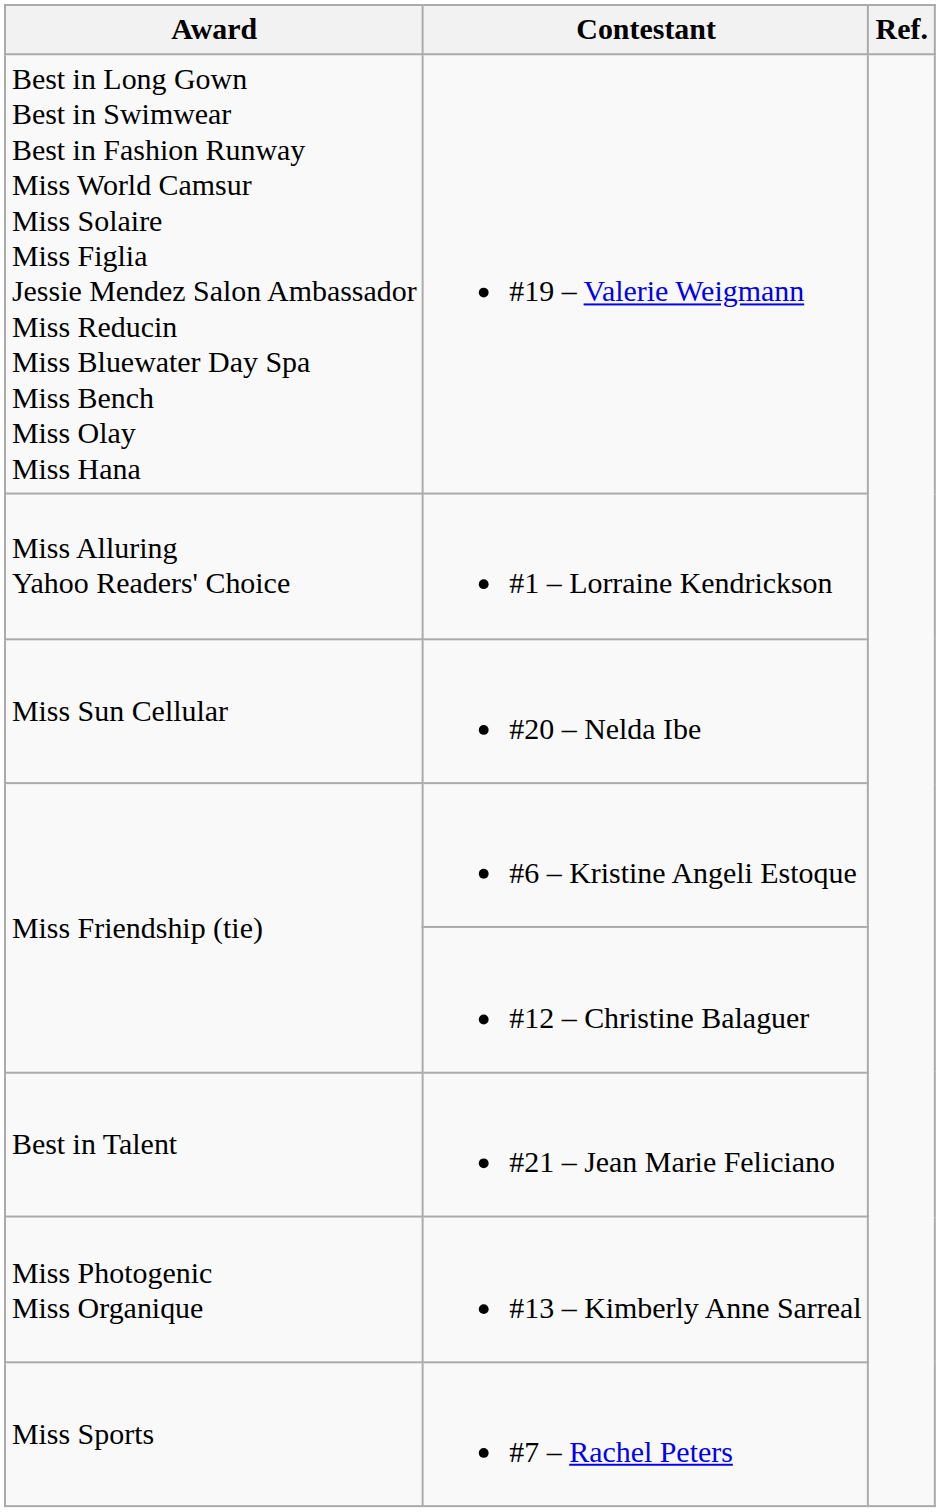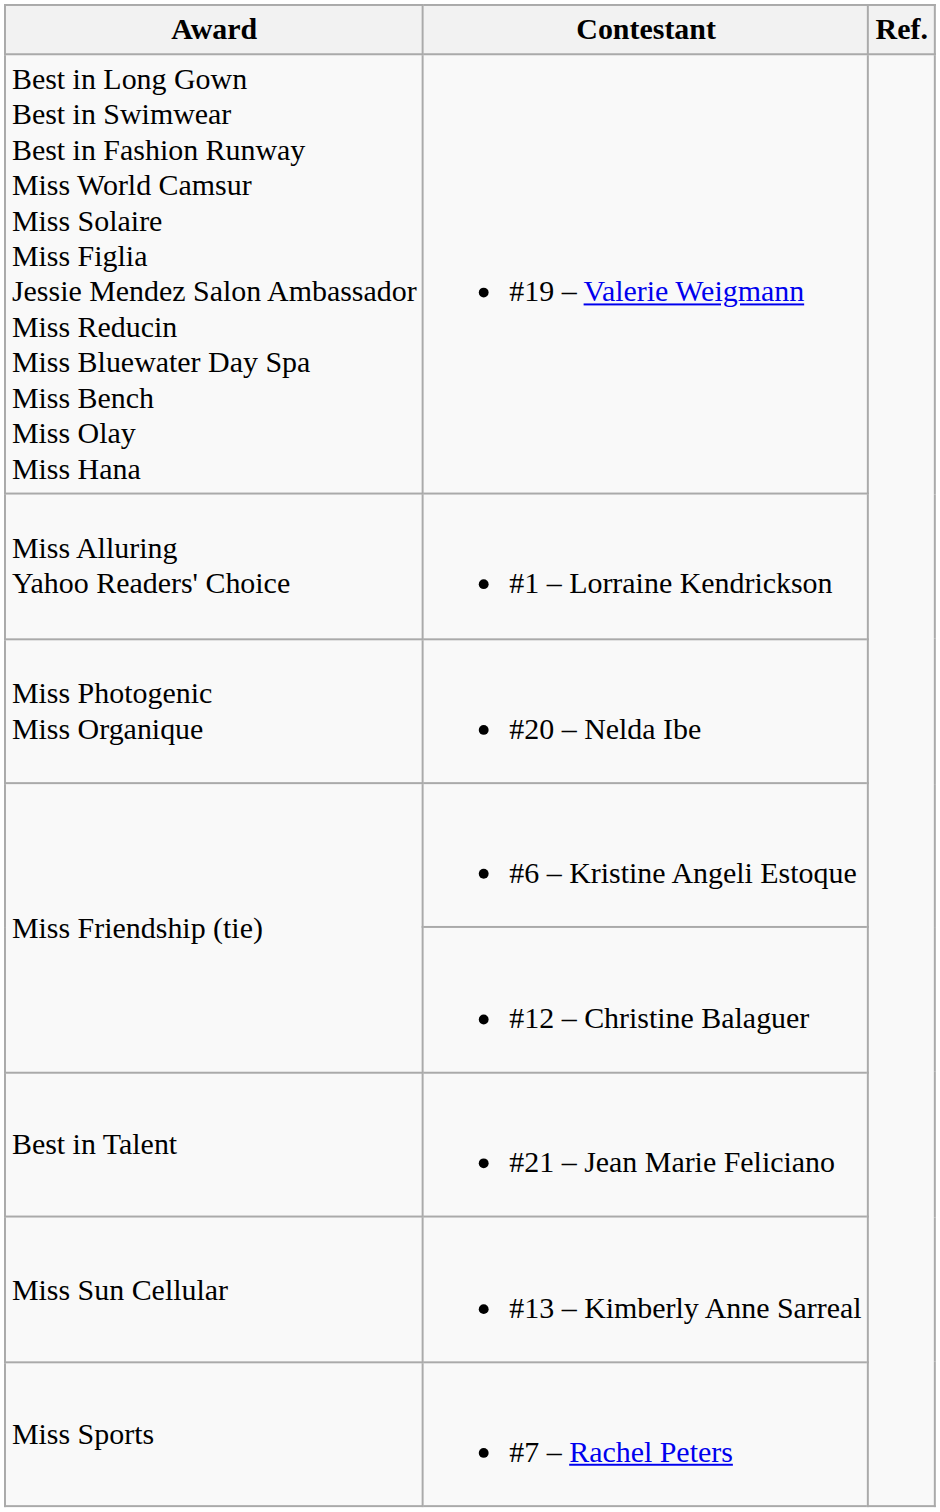(120, 710) Miss Sun Cellular -> (112, 710) Miss Photogenic Miss Organique
(112, 1289) Miss Photogenic Miss Organique -> (120, 1289) Miss Sun Cellular
